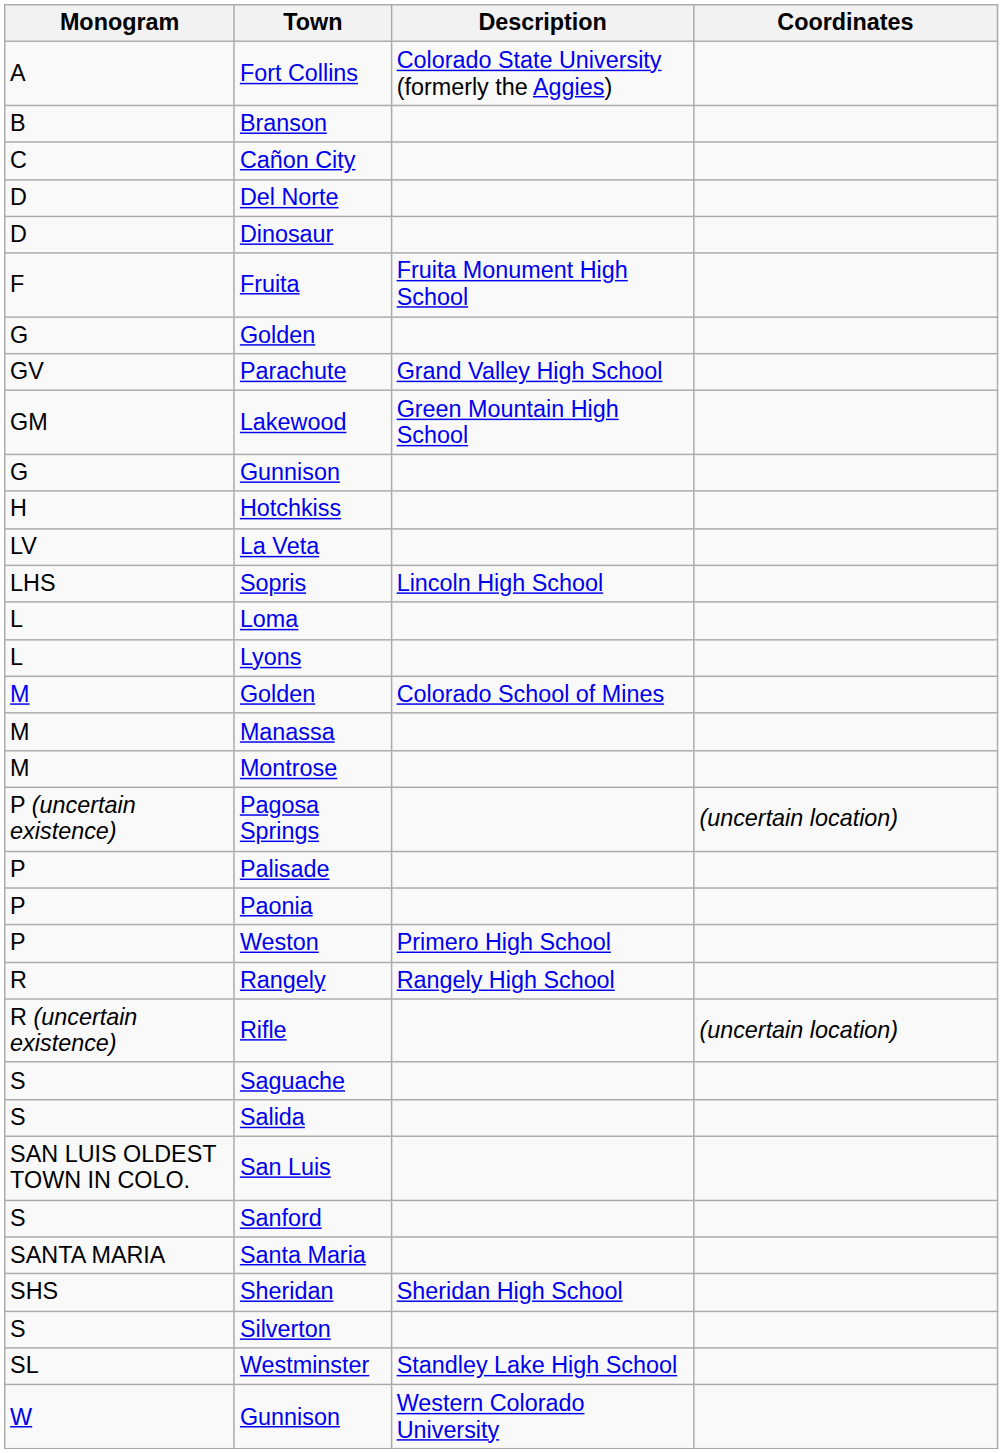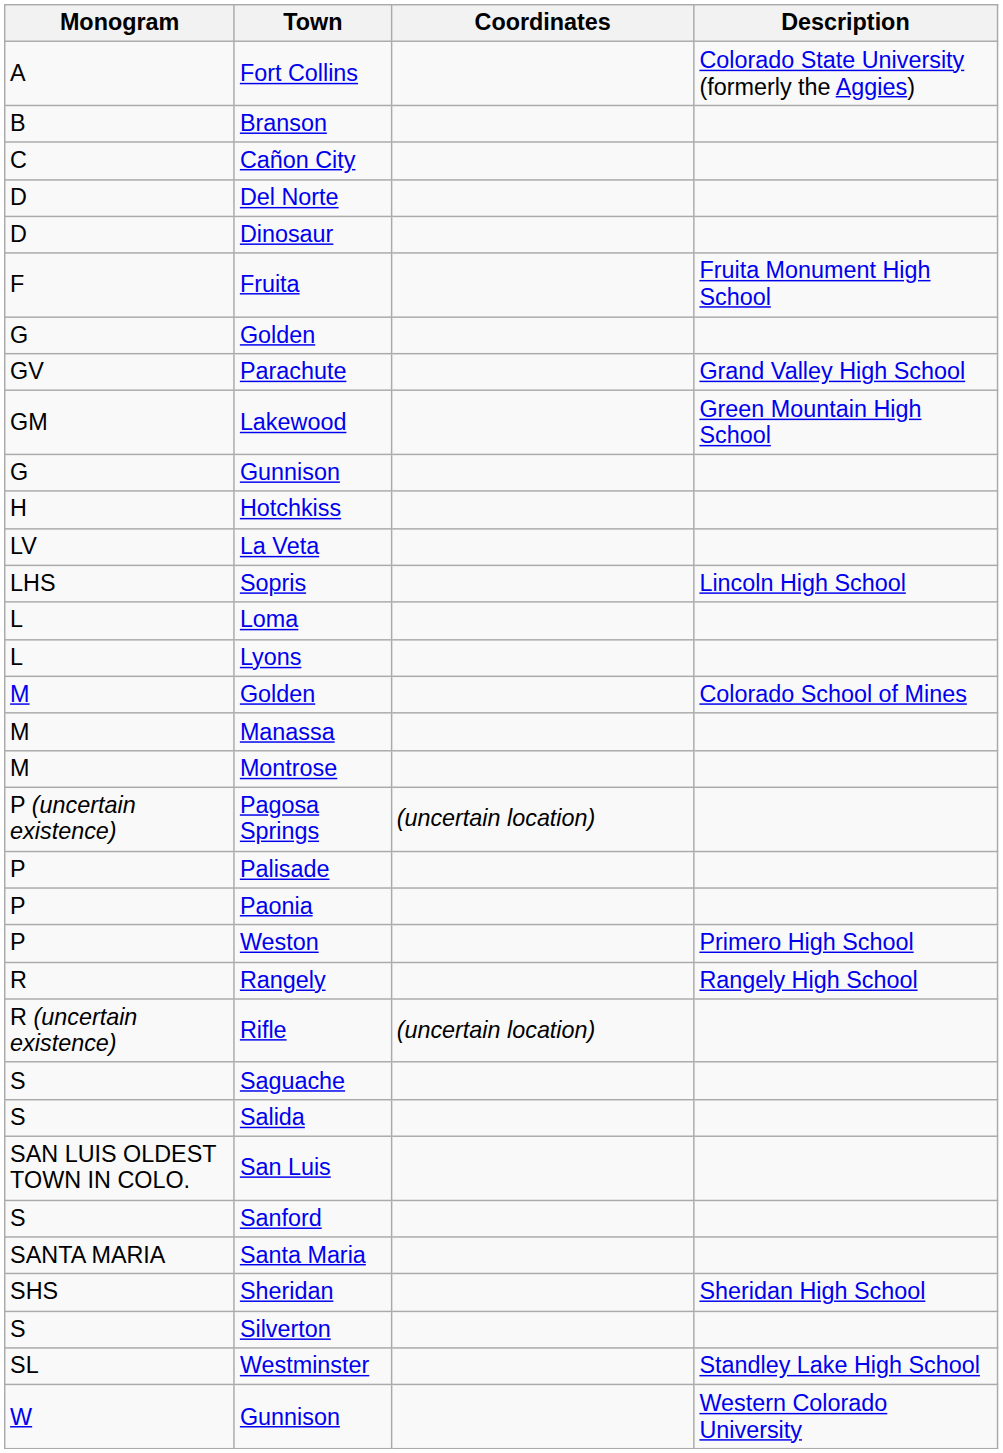columns swapped: (543, 23) <-> (845, 23)
